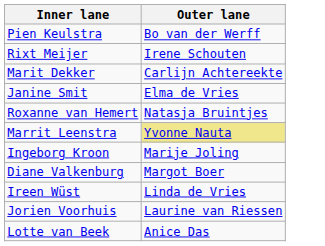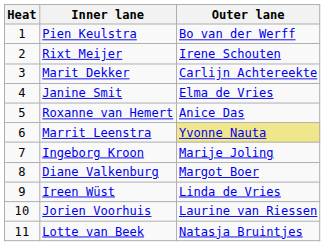+ column: (22, 14)
(206, 113) Natasja Bruintjes -> (212, 113) Anice Das
(177, 231) Anice Das -> (241, 231) Natasja Bruintjes
